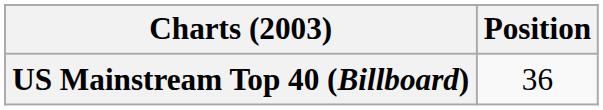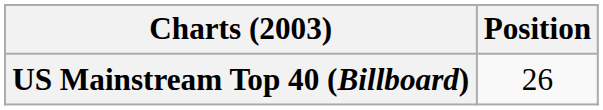(537, 78) 36 -> (537, 78) 26
